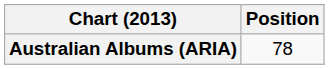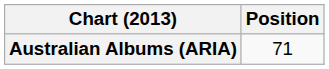(283, 49) 78 -> (283, 49) 71
